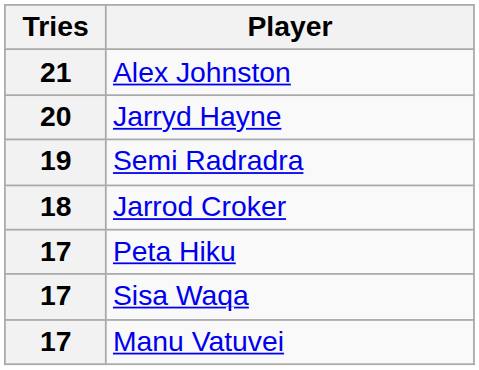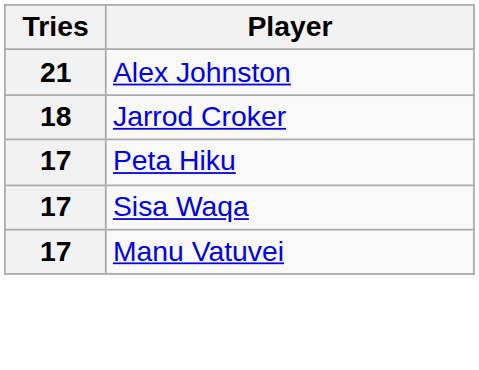- row: (197, 116)
- row: (208, 161)
